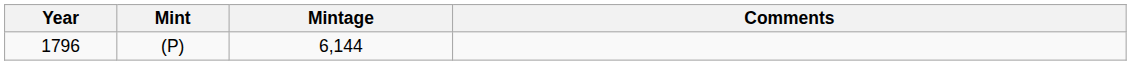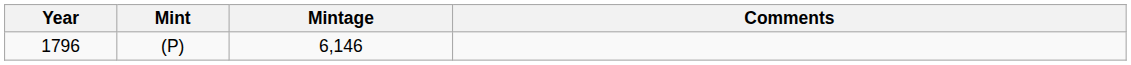(341, 45) 6,144 -> (341, 45) 6,146
